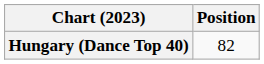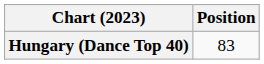(226, 45) 82 -> (226, 45) 83
